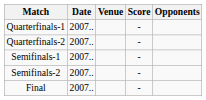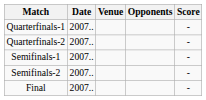columns swapped: (177, 12) <-> (139, 12)
